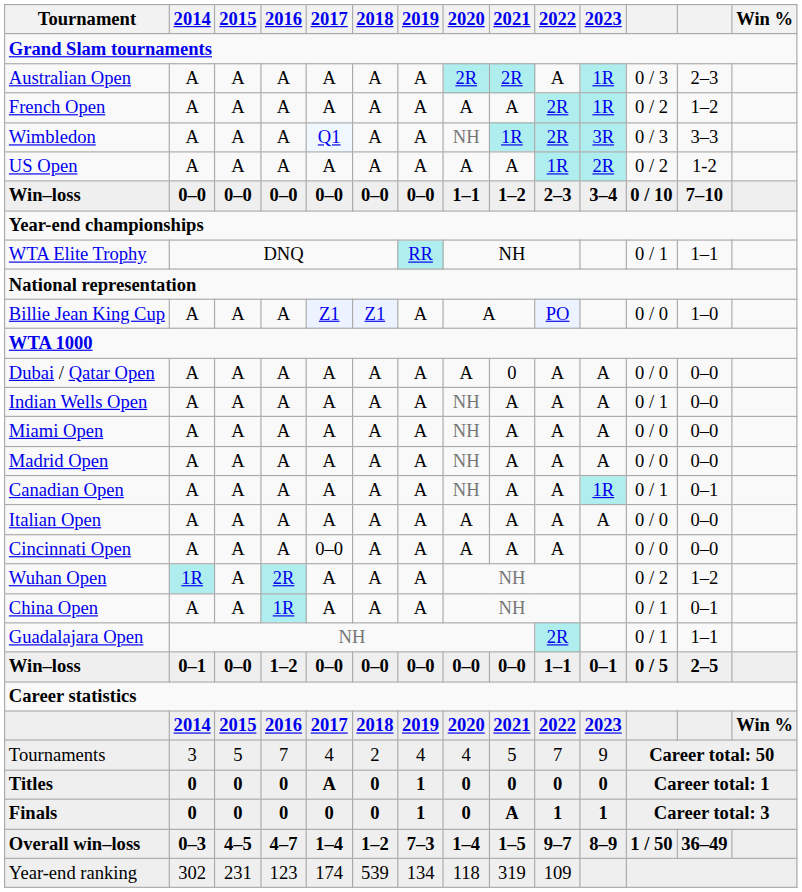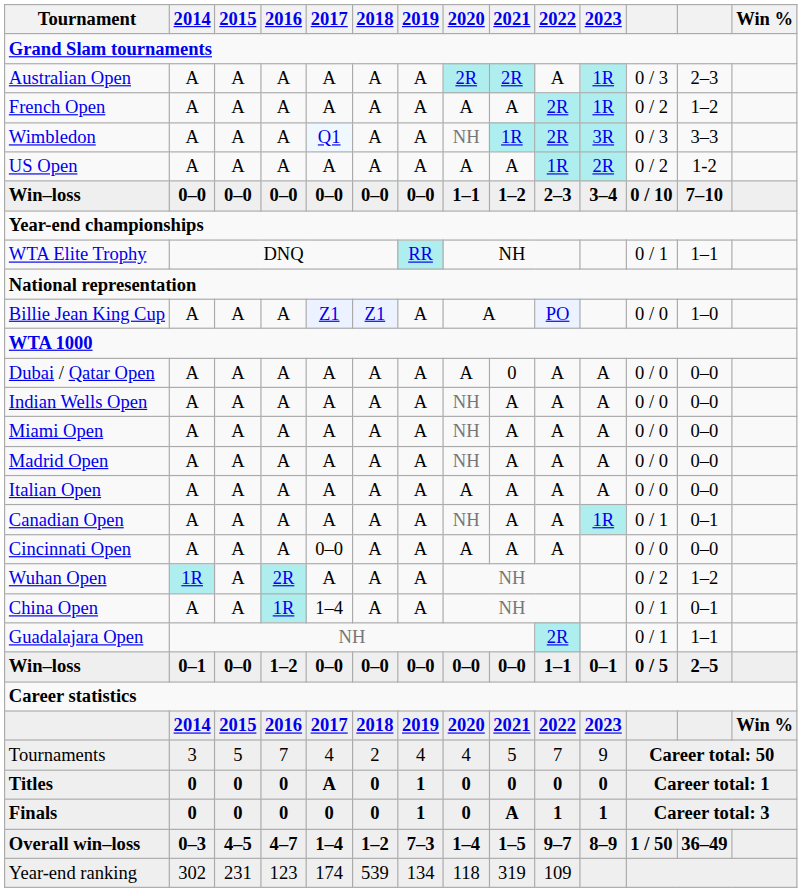(652, 401) 0 / 1 -> (652, 401) 0 / 0
rows swapped: (55, 519) <-> (66, 490)
(329, 607) A -> (329, 607) 1–4
